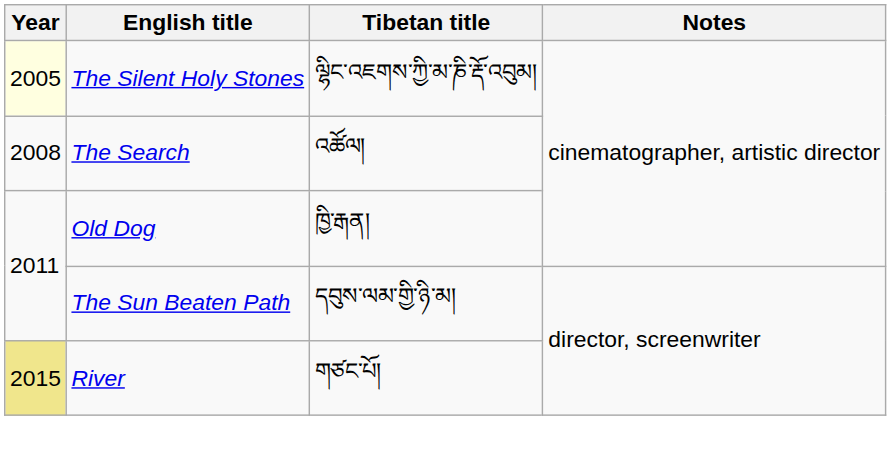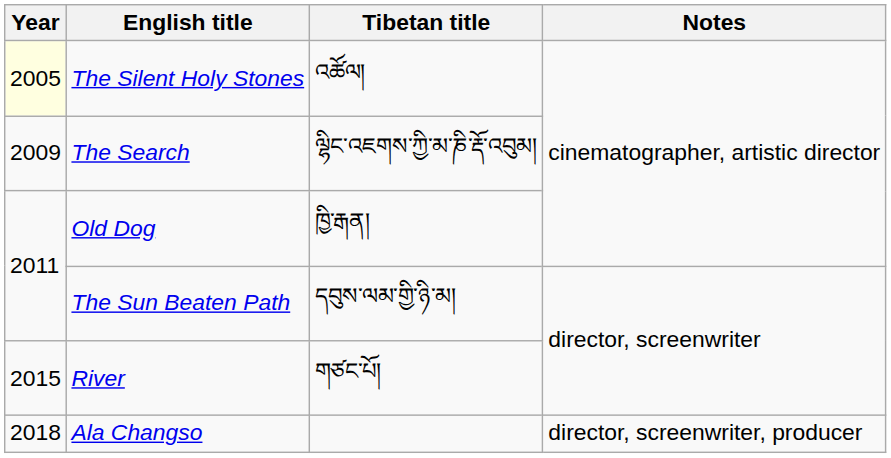(426, 71) ལྷིང་འཇགས་ཀྱི་མ་ཎི་རྡོ་འབུམ། -> (340, 71) འཚོལ།
(35, 153) 2008 -> (35, 153) 2009
(340, 146) འཚོལ། -> (426, 146) ལྷིང་འཇགས་ཀྱི་མ་ཎི་རྡོ་འབུམ།
(35, 377) khaki background -> (35, 377) no background
+ row: (137, 433)
